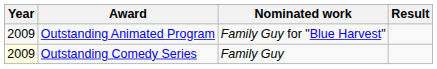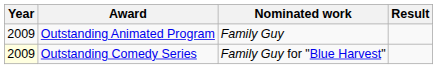(303, 34) Family Guy for "Blue Harvest" -> (252, 34) Family Guy
(252, 53) Family Guy -> (303, 53) Family Guy for "Blue Harvest"
